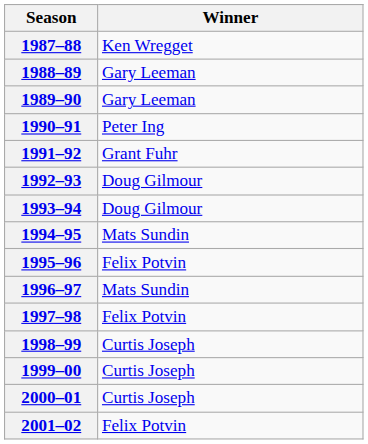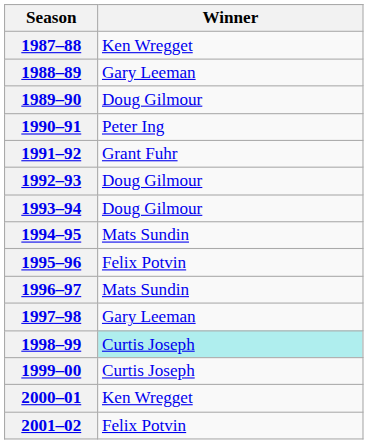(149, 99) Gary Leeman -> (152, 99) Doug Gilmour
(144, 316) Felix Potvin -> (149, 316) Gary Leeman
(148, 343) no background -> (148, 343) paleturquoise background
(148, 398) Curtis Joseph -> (147, 398) Ken Wregget
